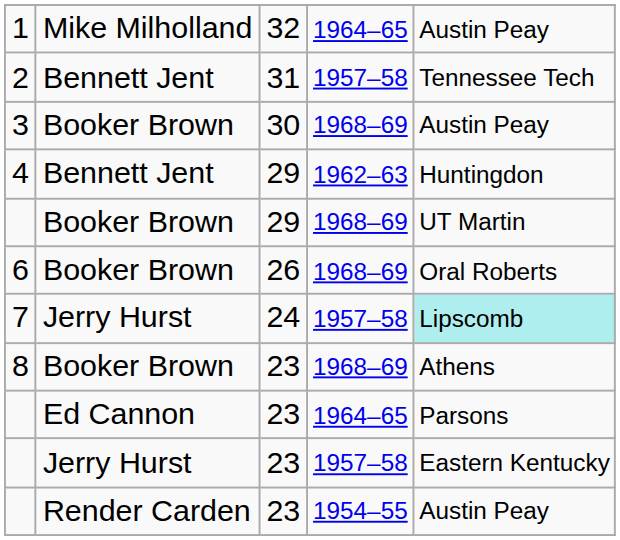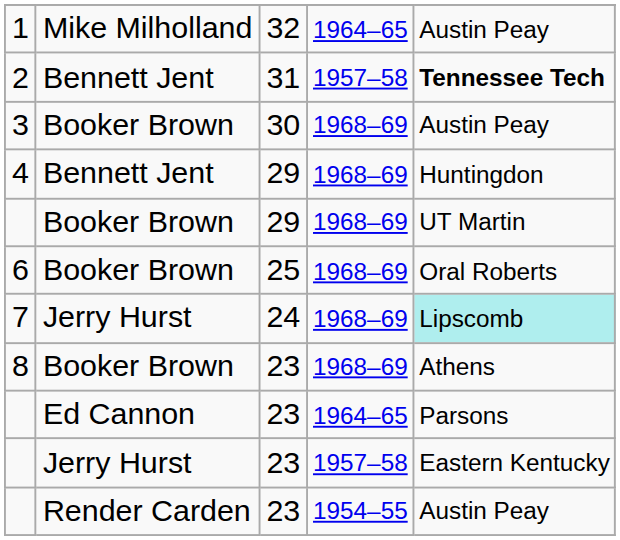(507, 77) normal -> (512, 77) bold
(360, 174) 1962–63 -> (360, 174) 1968–69
(283, 269) 26 -> (283, 269) 25
(360, 318) 1957–58 -> (360, 318) 1968–69
